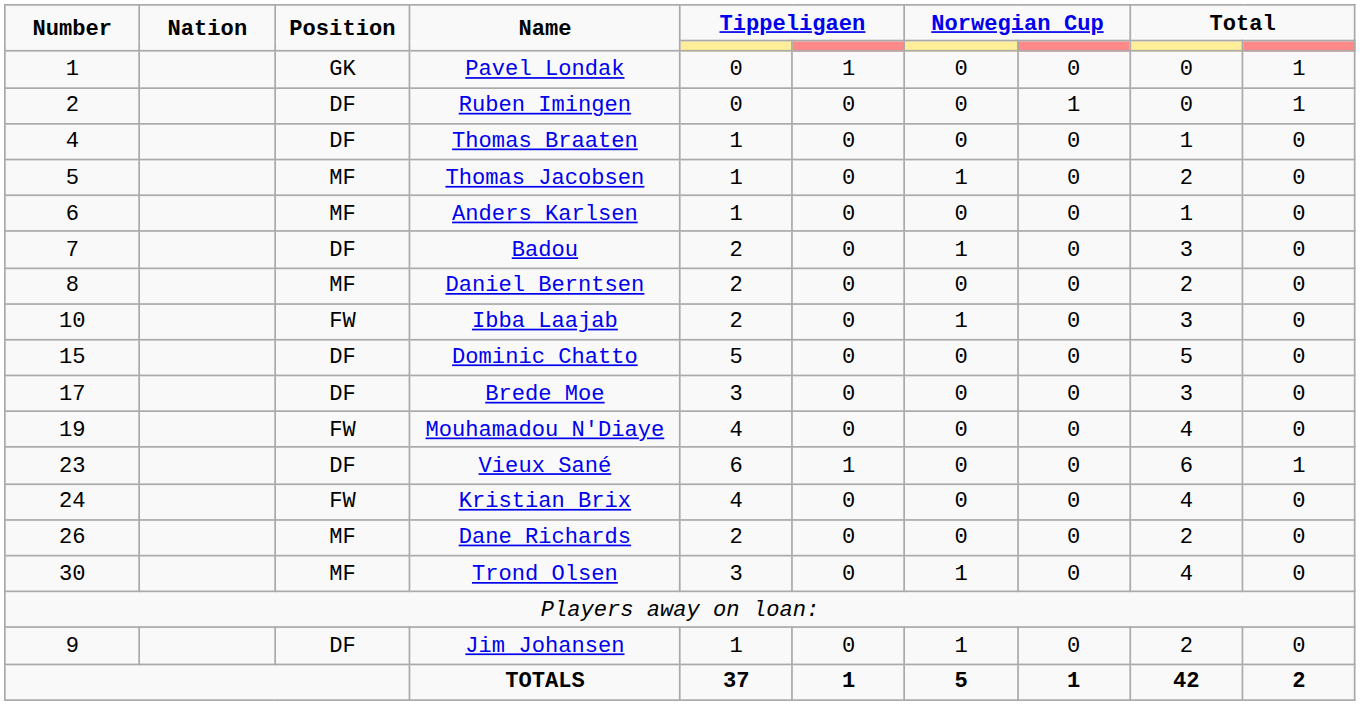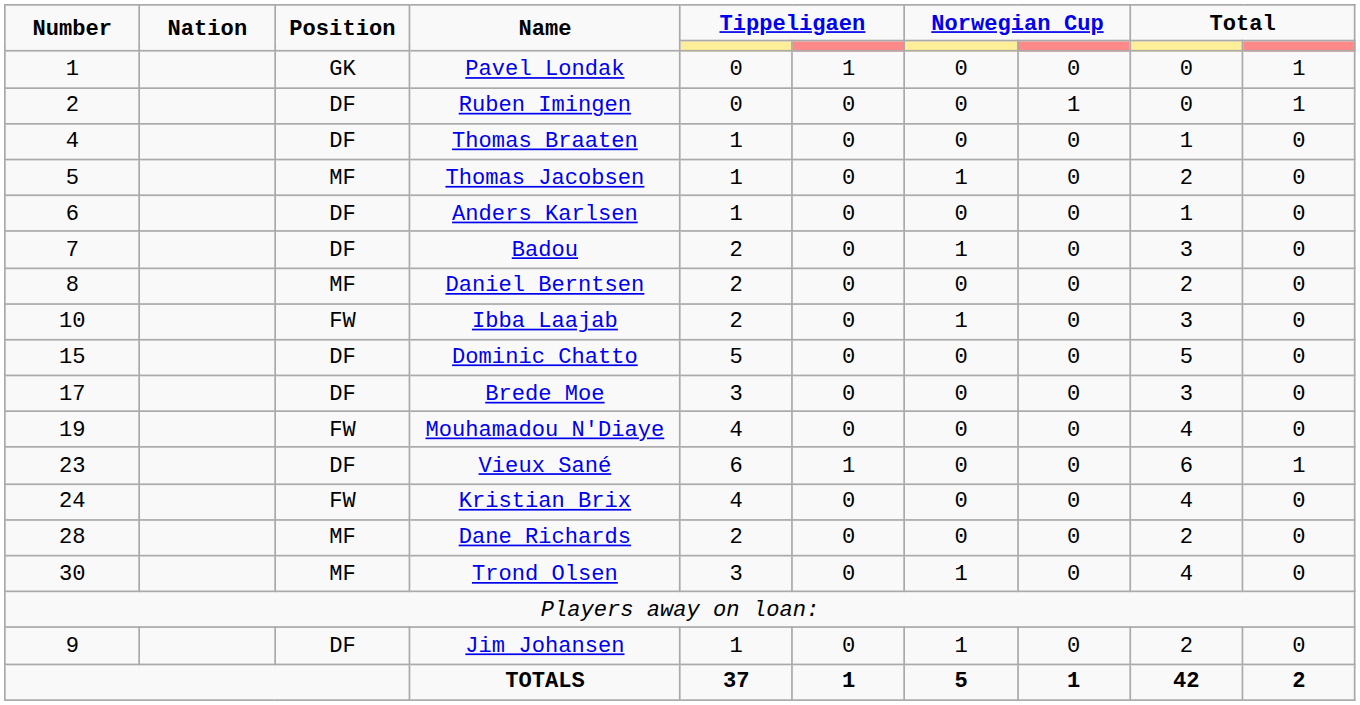(342, 213) MF -> (342, 213) DF
(72, 538) 26 -> (72, 538) 28
